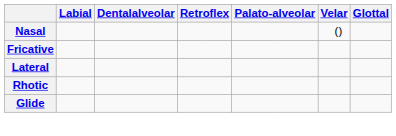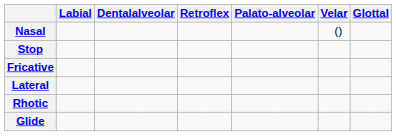+ row: (30, 49)
